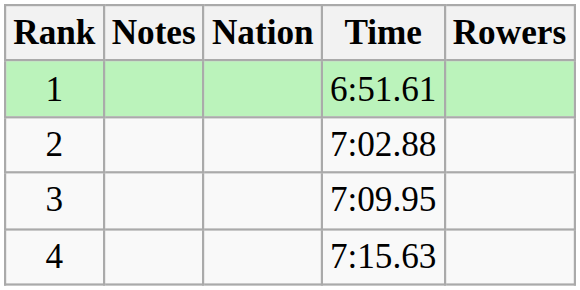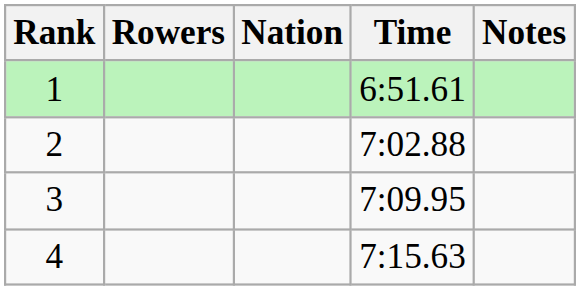columns swapped: (509, 32) <-> (154, 32)
